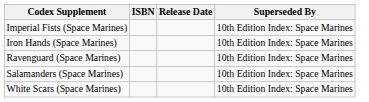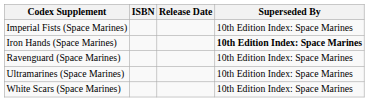(285, 43) normal -> (290, 43) bold
- row: (65, 74)
+ row: (65, 74)
